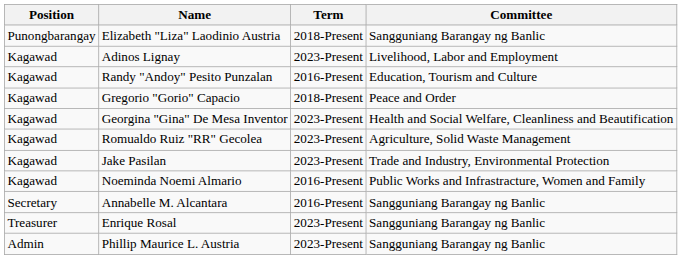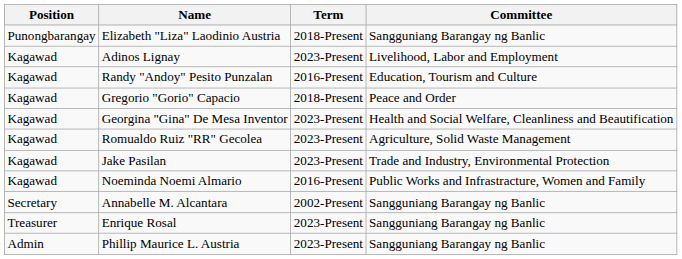(328, 202) 2016-Present -> (328, 202) 2002-Present
